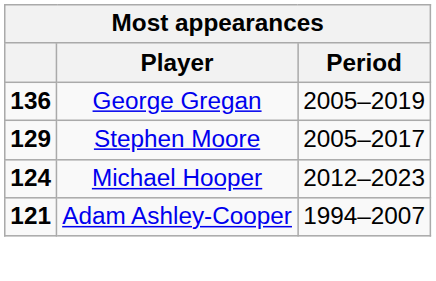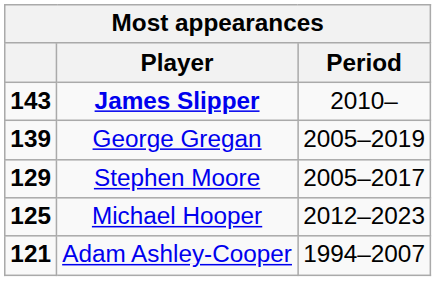+ row: (177, 100)
(31, 100) 136 -> (31, 139) 139
(31, 178) 124 -> (31, 216) 125
